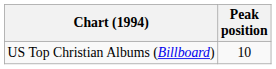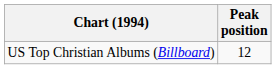(244, 52) 10 -> (244, 52) 12
